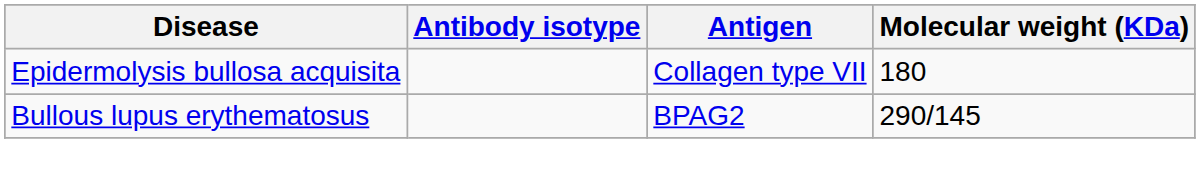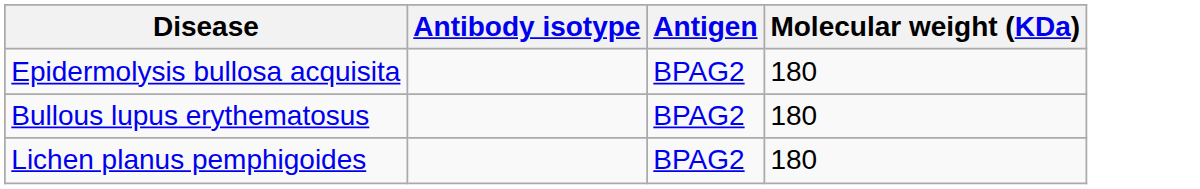(760, 71) Collagen type VII -> (699, 71) BPAG2
(930, 115) 290/145 -> (794, 115) 180
+ row: (189, 159)
